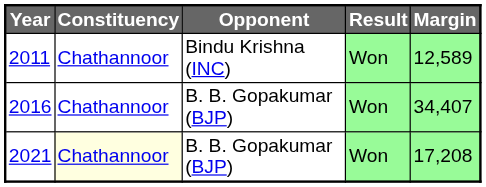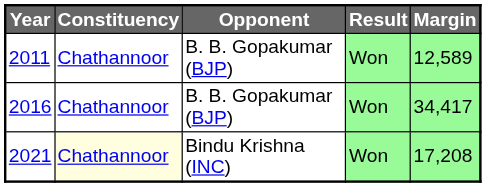(245, 57) Bindu Krishna (INC) -> (259, 57) B. B. Gopakumar (BJP)
(443, 107) 34,407 -> (443, 107) 34,417
(259, 156) B. B. Gopakumar (BJP) -> (245, 156) Bindu Krishna (INC)
